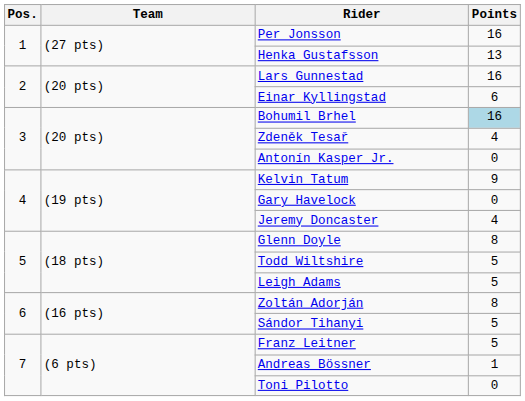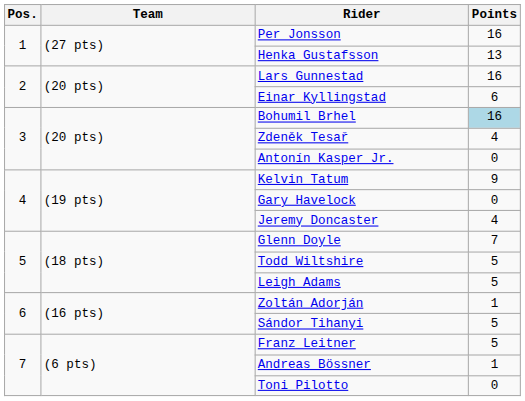(494, 242) 8 -> (494, 242) 7
(494, 303) 8 -> (494, 303) 1
